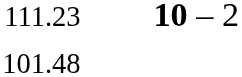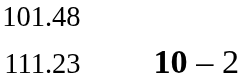rows swapped: (41, 63) <-> (42, 16)
